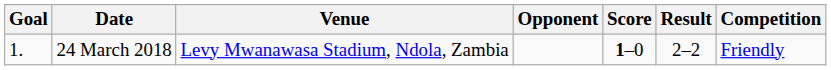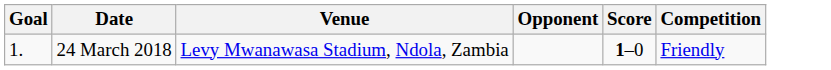- column: (686, 19)
